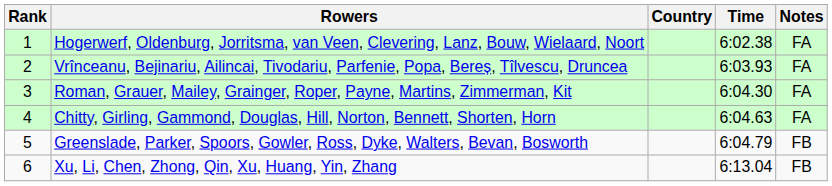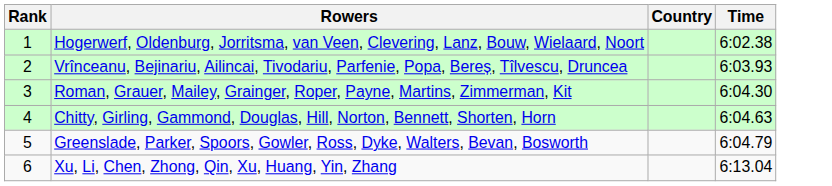- column: (802, 17)
